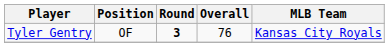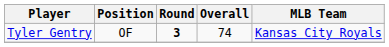(225, 33) 76 -> (225, 33) 74
